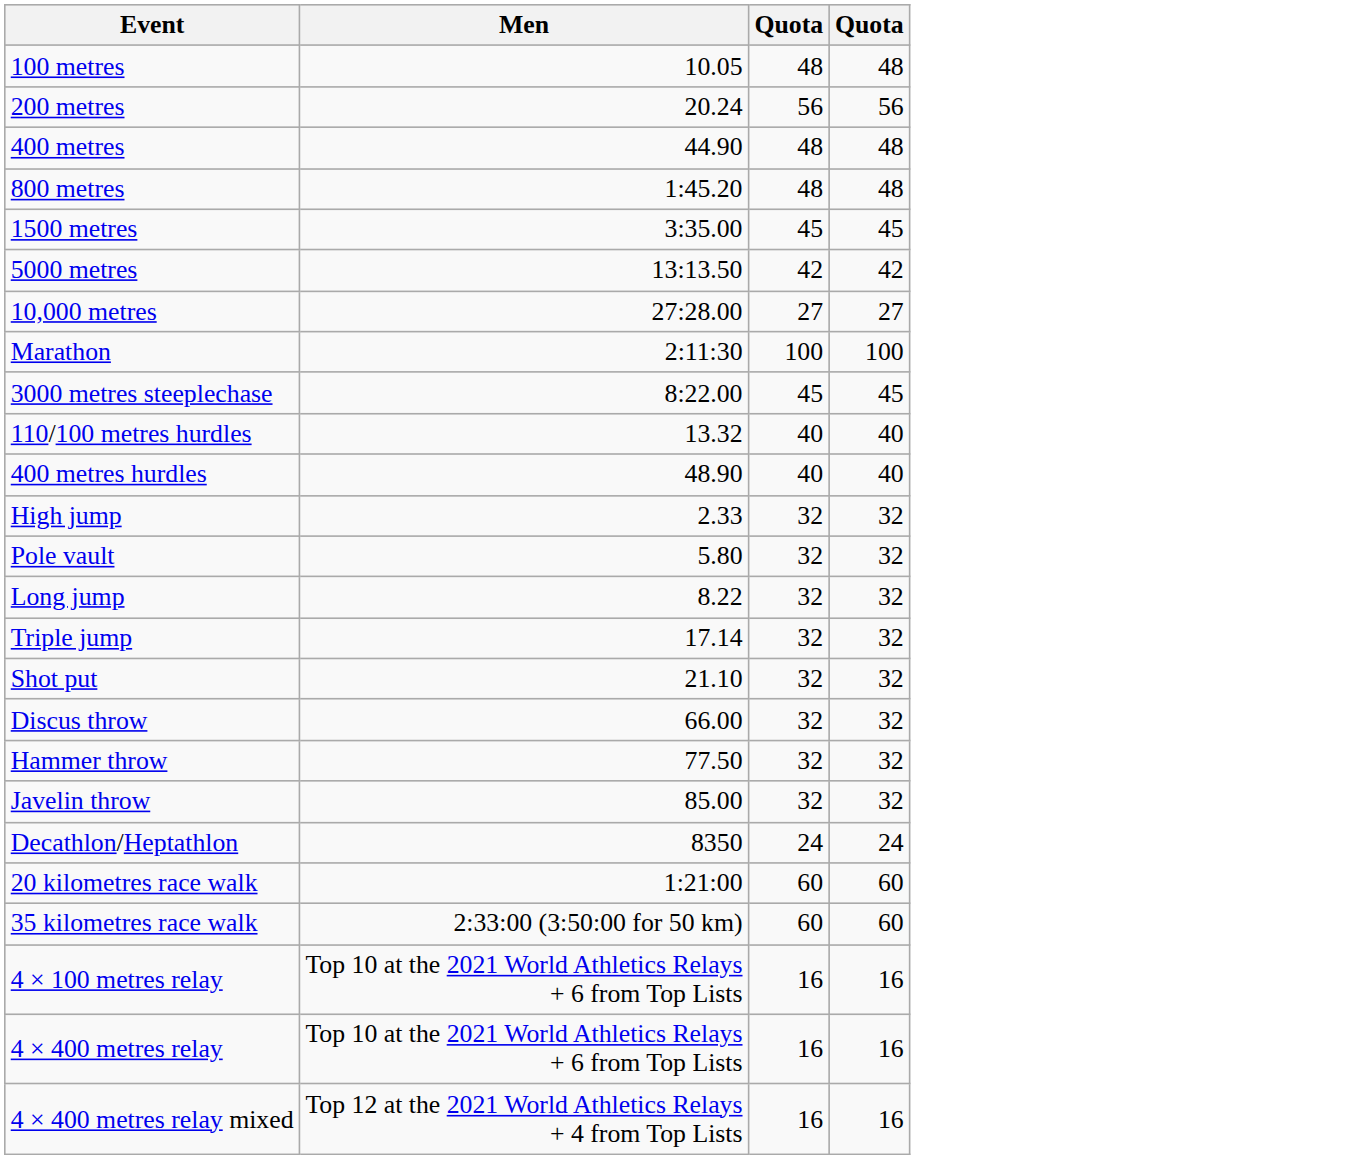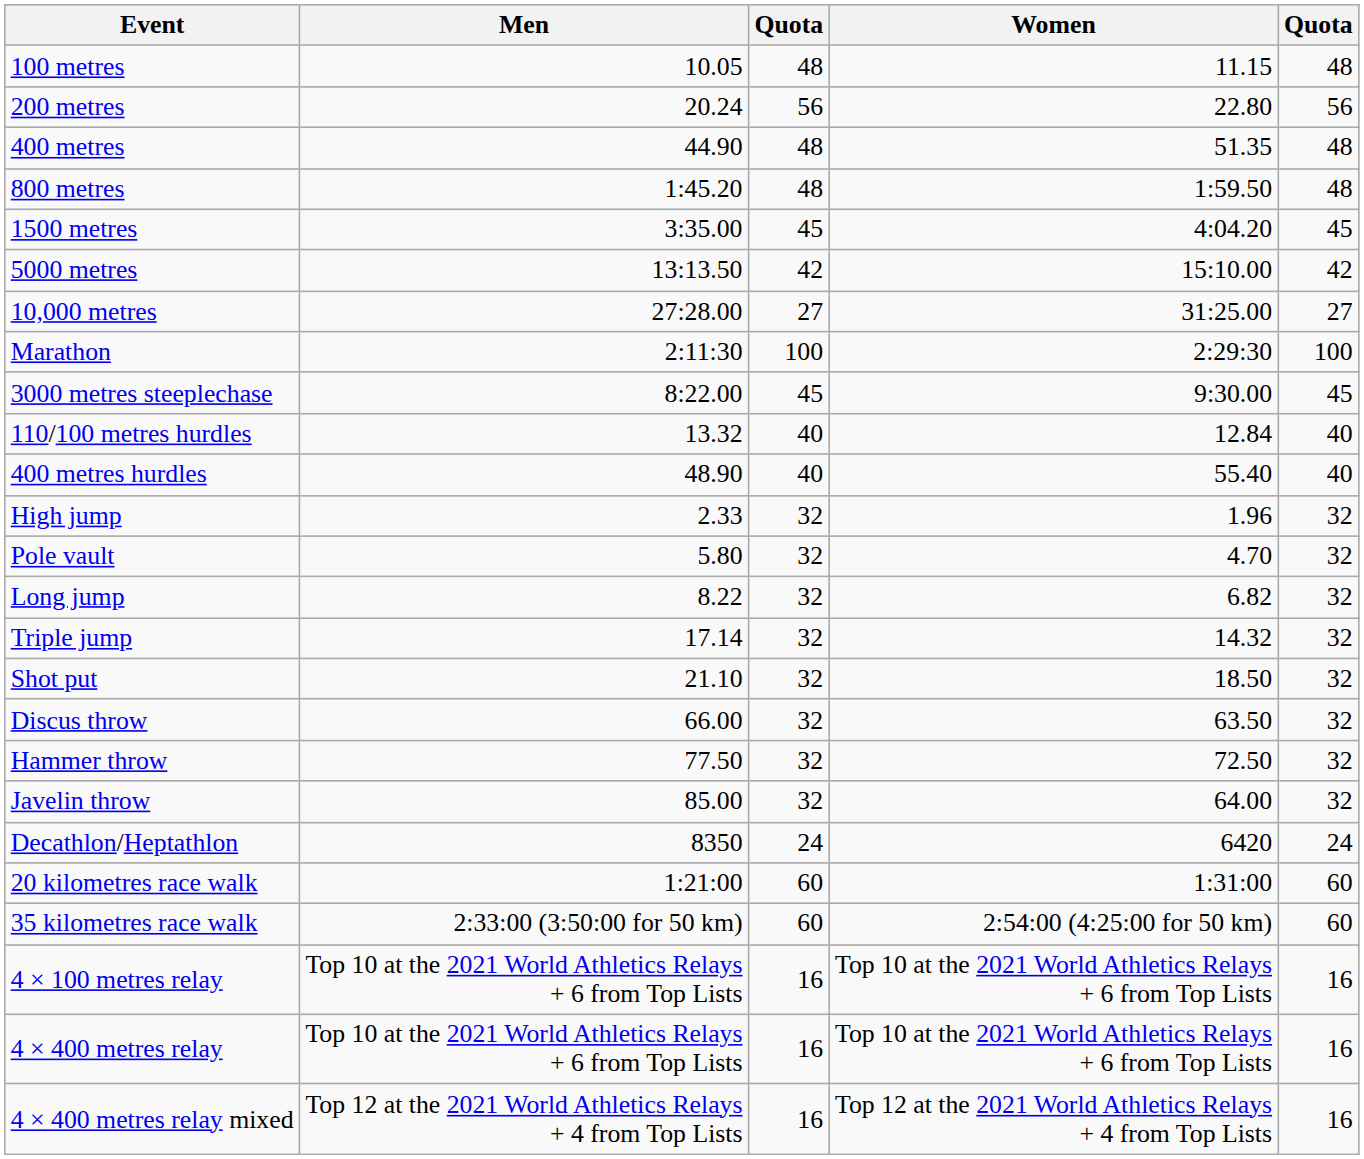+ column: (1054, 24)
